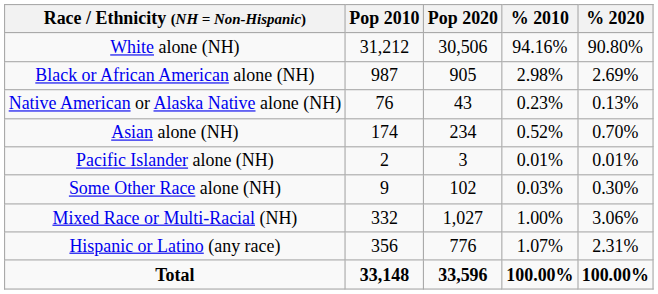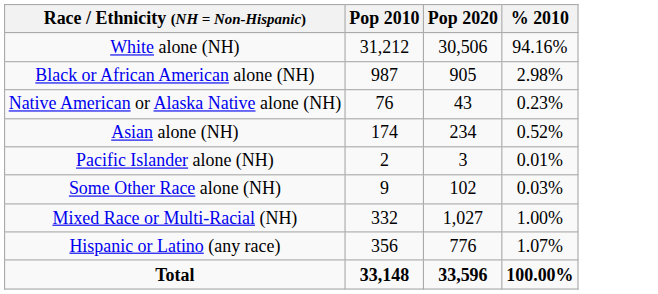- column: (615, 18)
